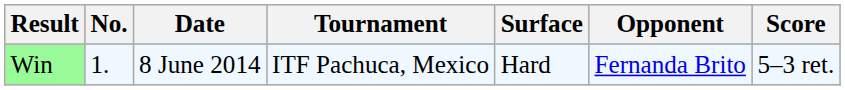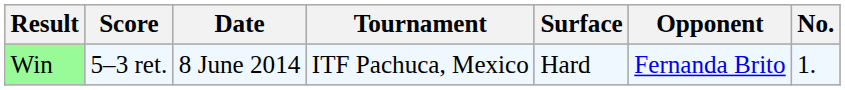columns swapped: (109, 24) <-> (796, 24)
